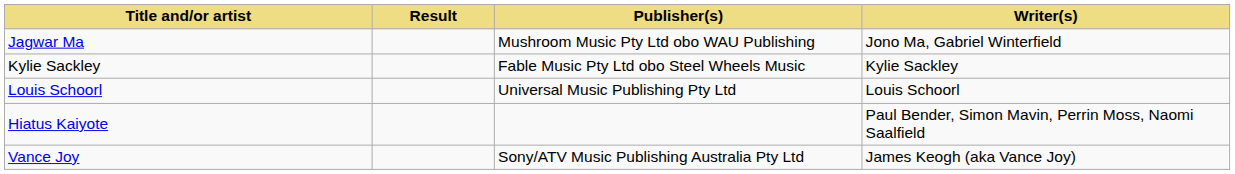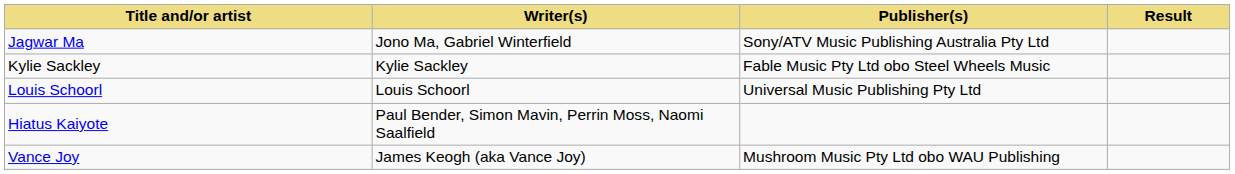columns swapped: (1046, 16) <-> (433, 16)
(657, 41) Mushroom Music Pty Ltd obo WAU Publishing -> (896, 41) Sony/ATV Music Publishing Australia Pty Ltd
(651, 157) Sony/ATV Music Publishing Australia Pty Ltd -> (902, 157) Mushroom Music Pty Ltd obo WAU Publishing
